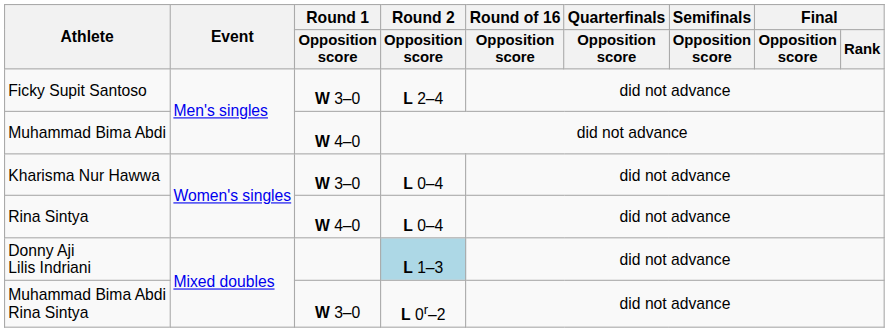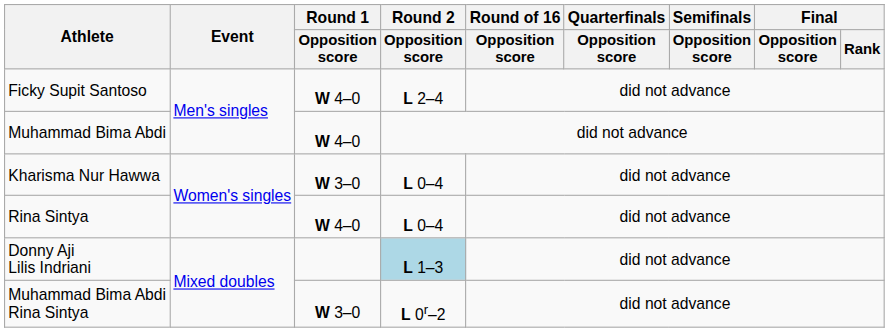(338, 99) W 3–0 -> (338, 99) W 4–0
